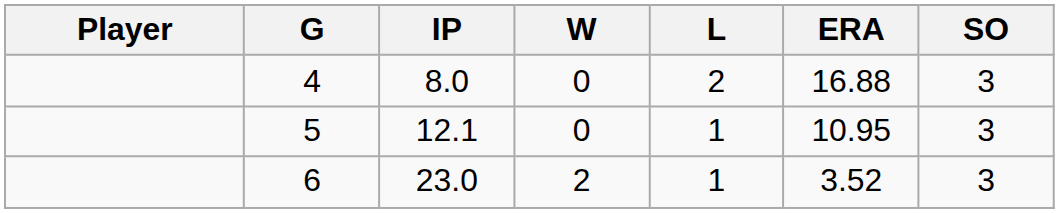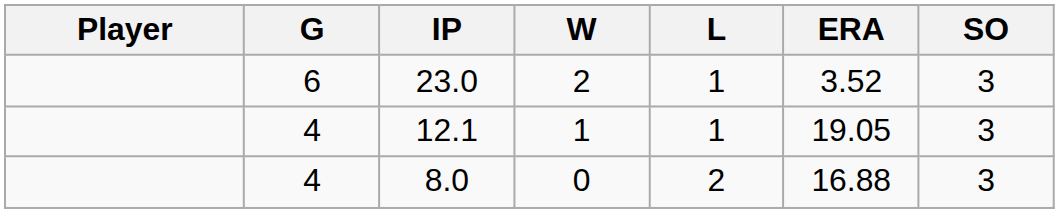rows swapped: (447, 181) <-> (447, 80)
(312, 130) 5 -> (312, 130) 4
(582, 130) 0 -> (582, 130) 1
(851, 130) 10.95 -> (851, 130) 19.05
